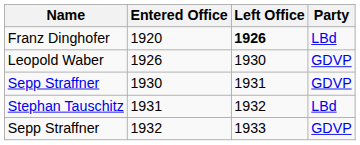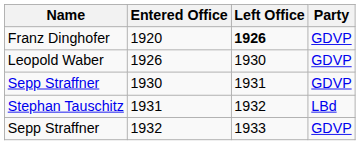(324, 38) LBd -> (331, 38) GDVP
